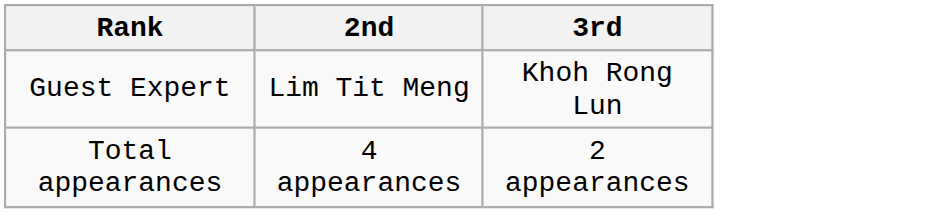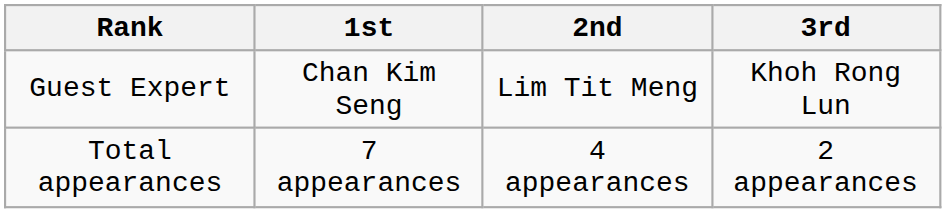+ column: (369, 28)
